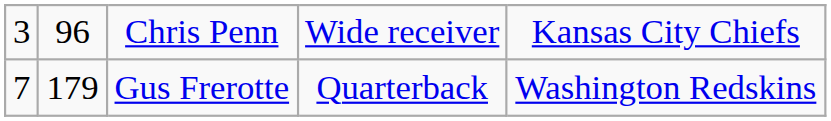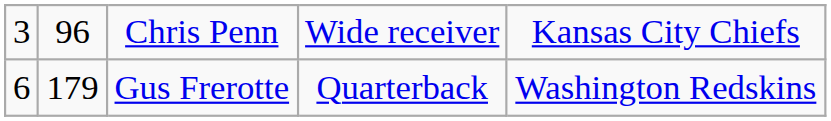(22, 87) 7 -> (22, 87) 6
